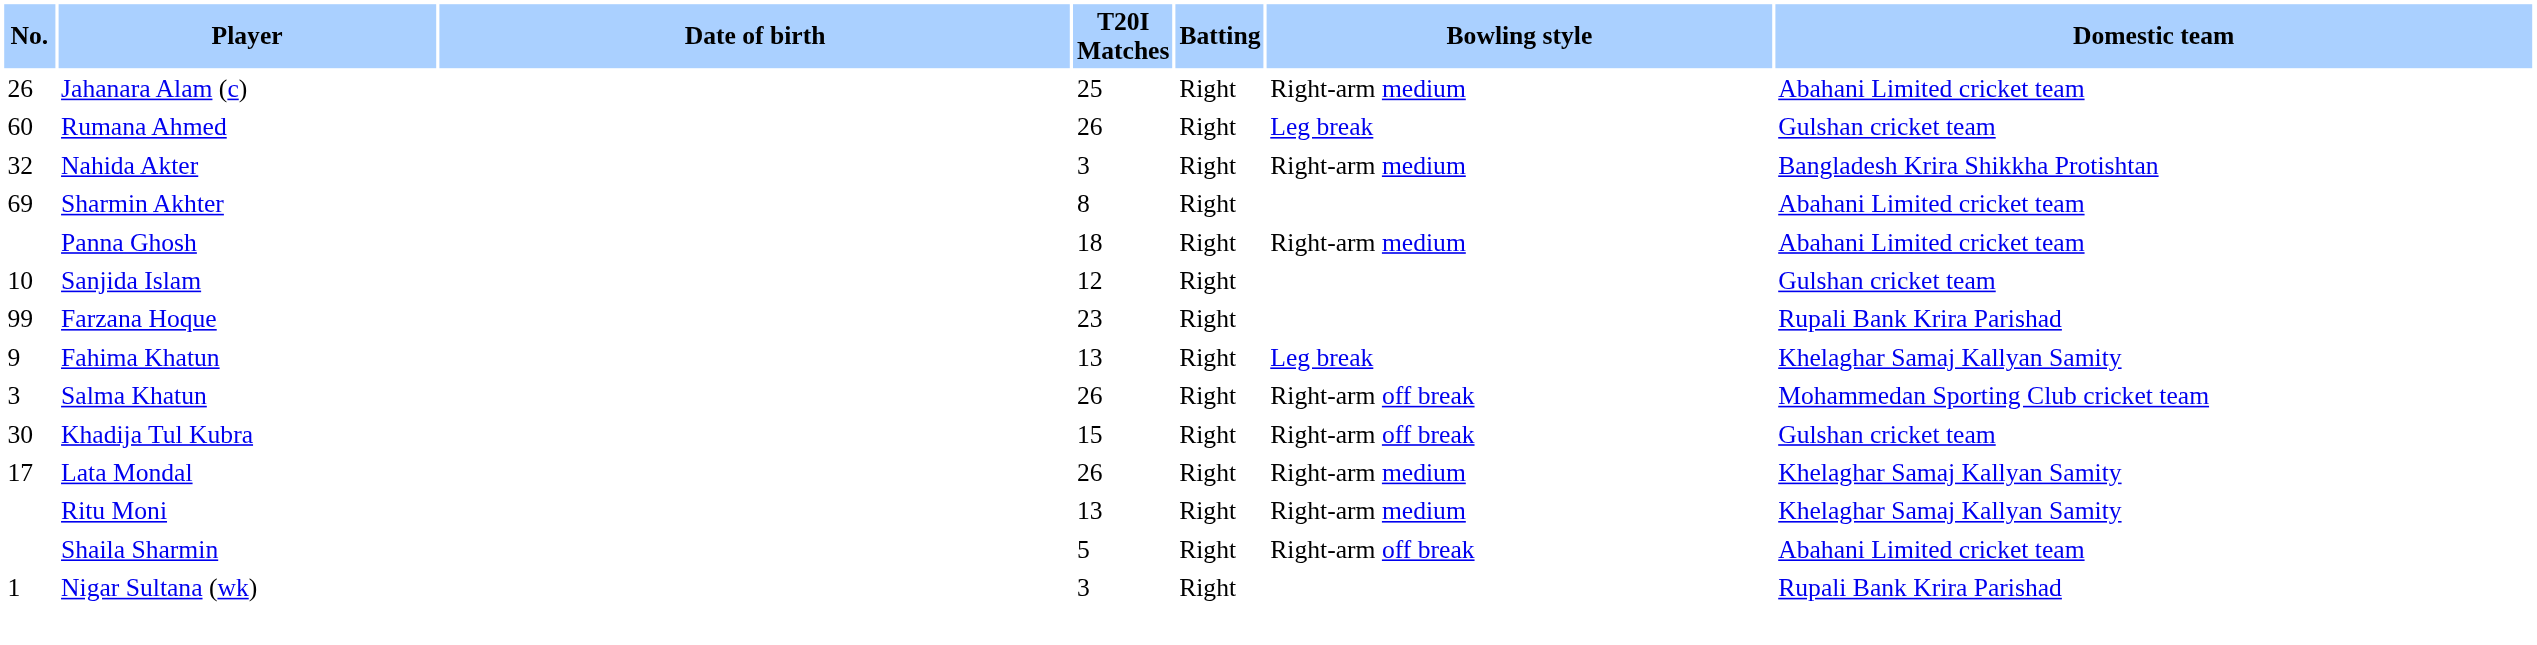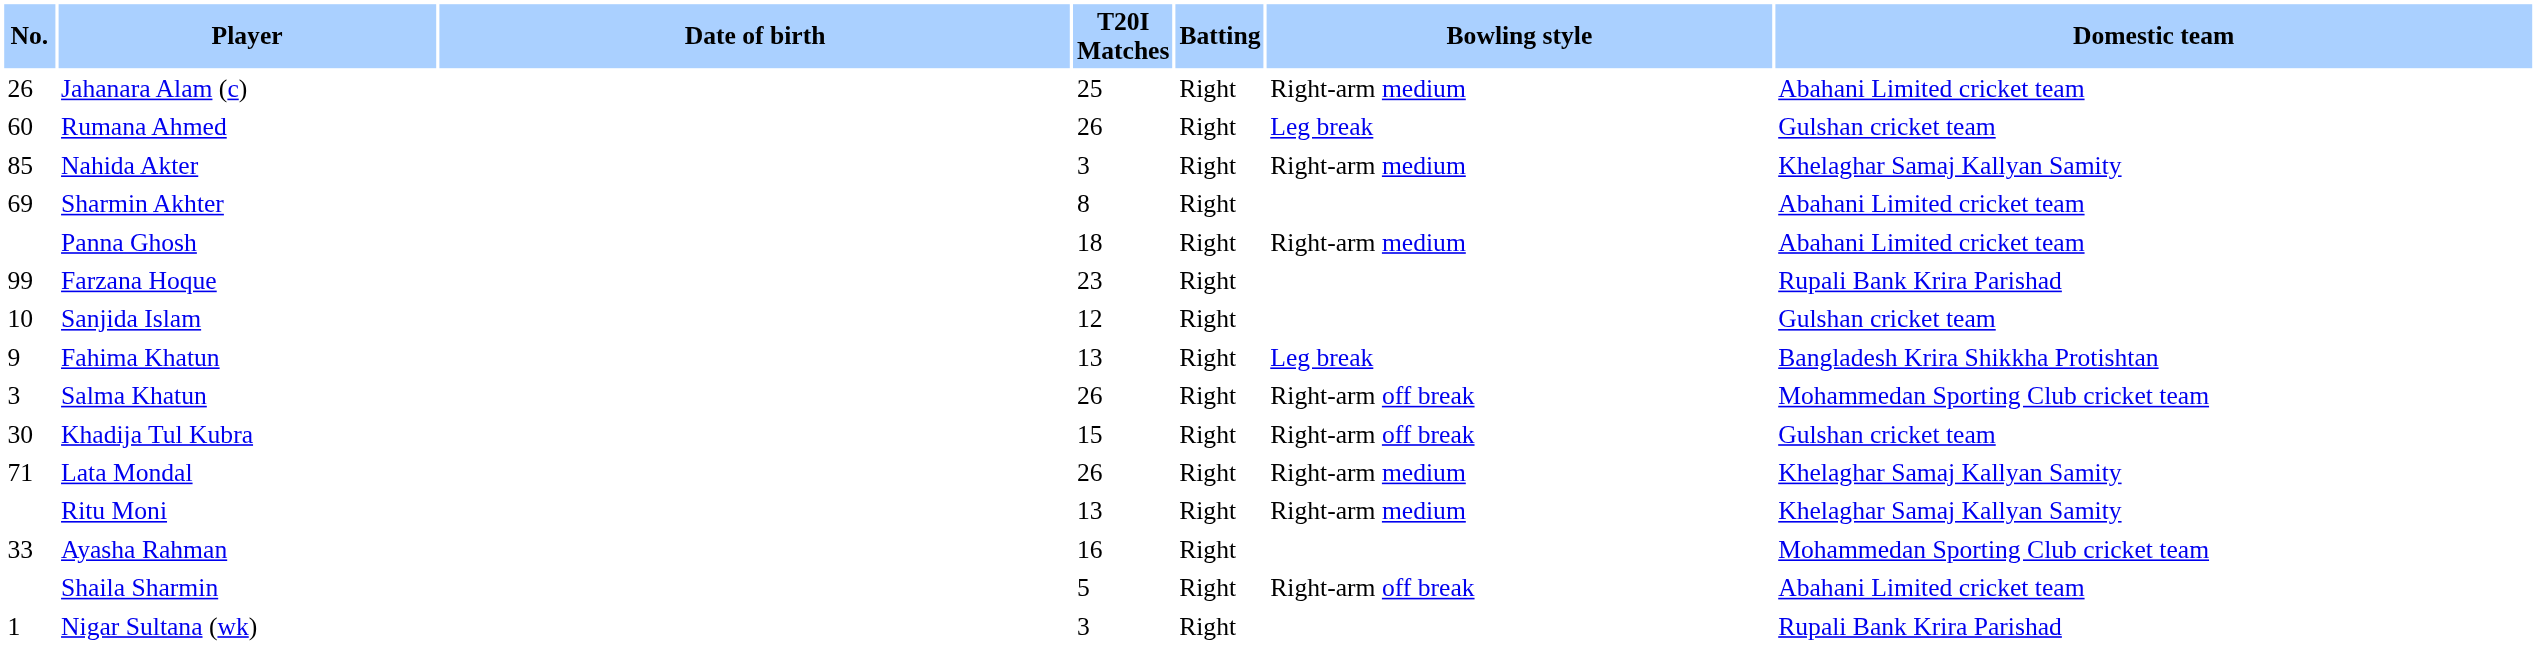(20, 165) 32 -> (20, 165) 85
(1968, 165) Bangladesh Krira Shikkha Protishtan -> (1950, 165) Khelaghar Samaj Kallyan Samity
rows swapped: (139, 319) <-> (131, 280)
(1950, 357) Khelaghar Samaj Kallyan Samity -> (1968, 357) Bangladesh Krira Shikkha Protishtan
(20, 472) 17 -> (20, 472) 71
+ row: (144, 549)
